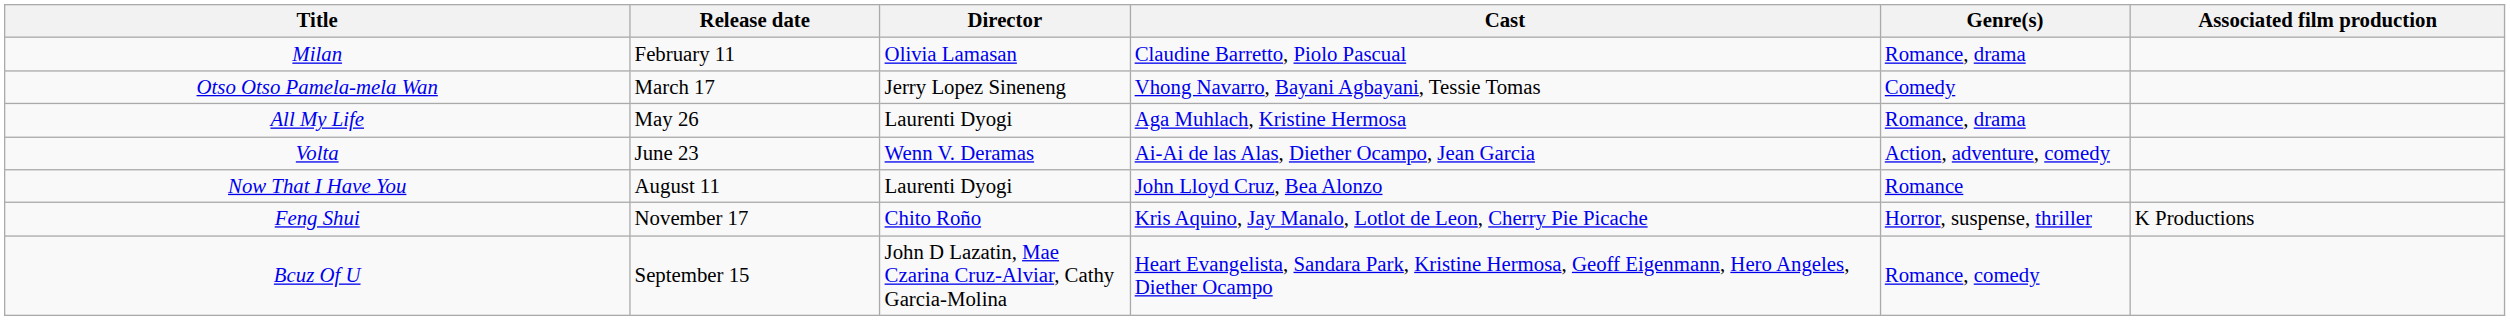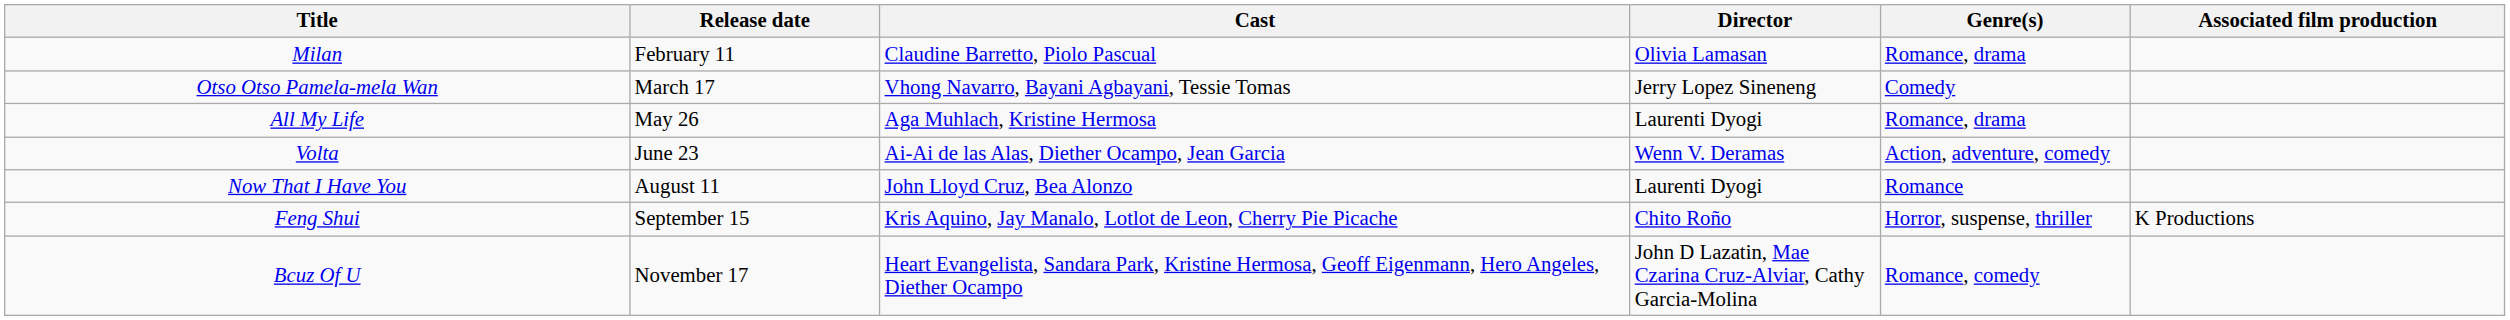columns swapped: (1005, 20) <-> (1505, 20)
(691, 218) November 17 -> (692, 218) September 15
(692, 275) September 15 -> (691, 275) November 17
